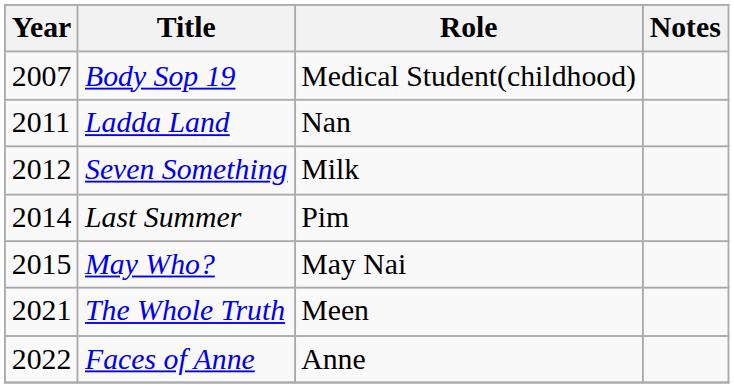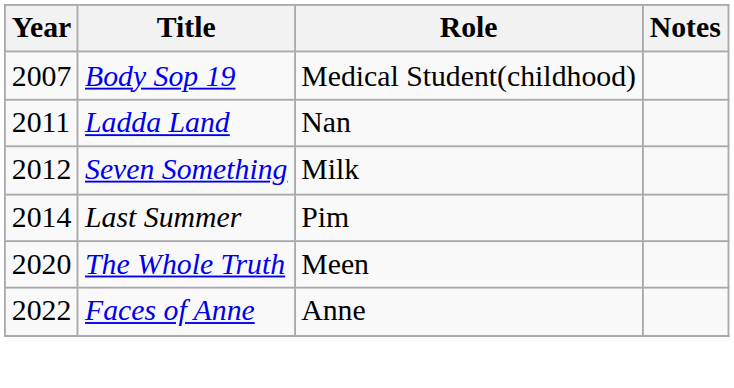- row: (150, 264)
(42, 311) 2021 -> (42, 264) 2020
